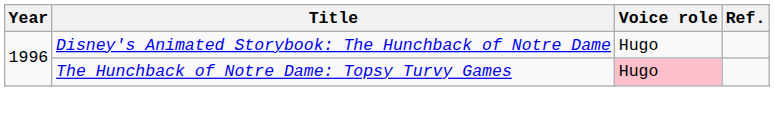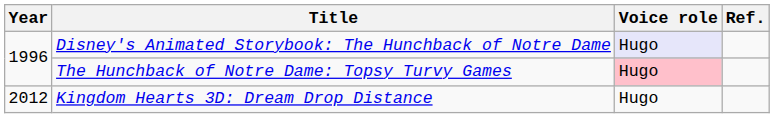(639, 45) no background -> (639, 45) lavender background
+ row: (244, 99)
